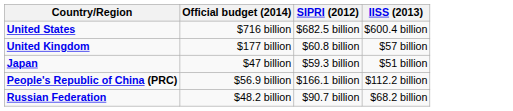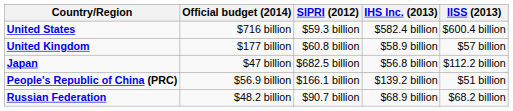+ column: (401, 13)
(328, 30) $682.5 billion -> (331, 30) $59.3 billion
(331, 64) $59.3 billion -> (328, 64) $682.5 billion
(403, 64) $51 billion -> (475, 64) $112.2 billion
(396, 81) $112.2 billion -> (482, 81) $51 billion
